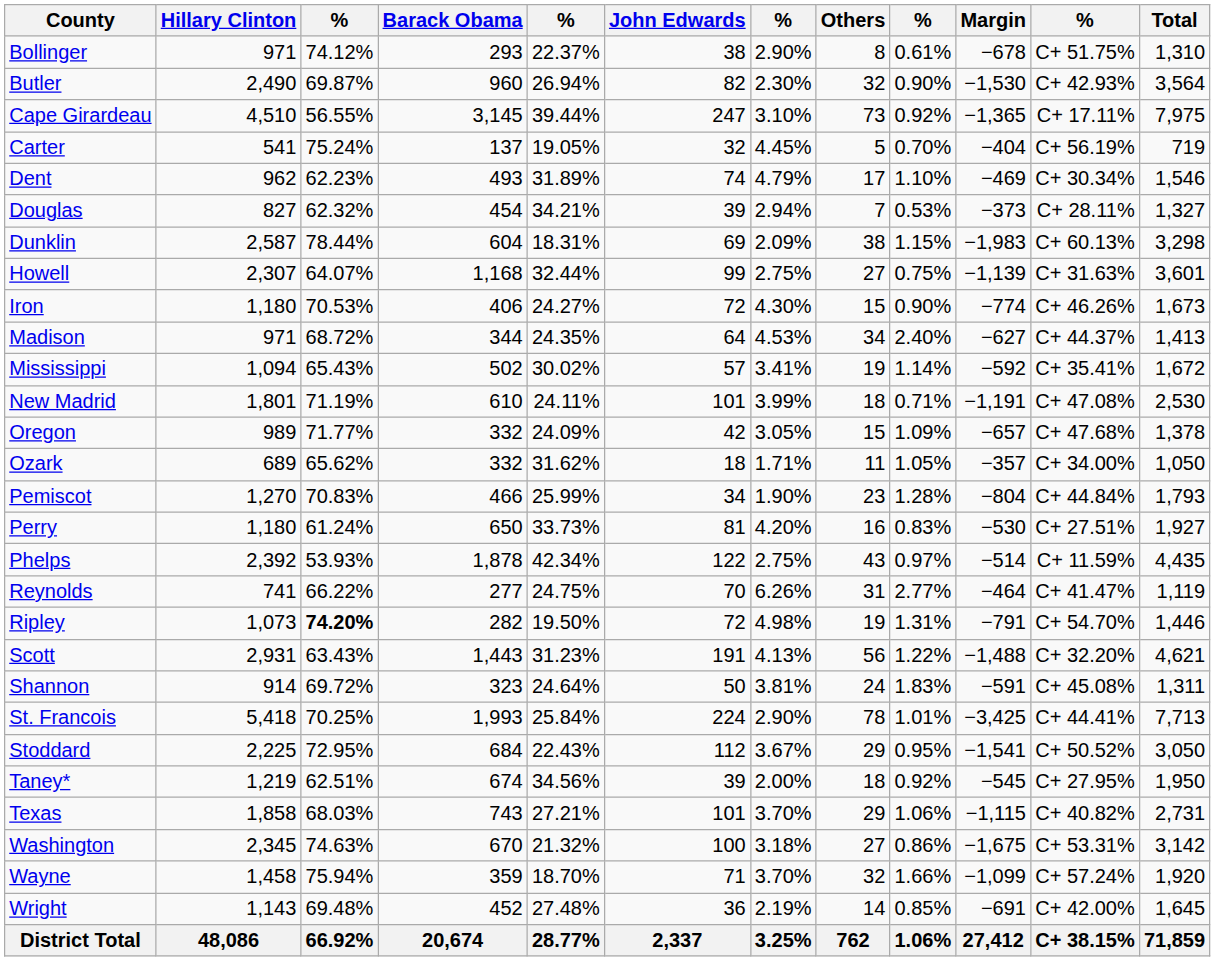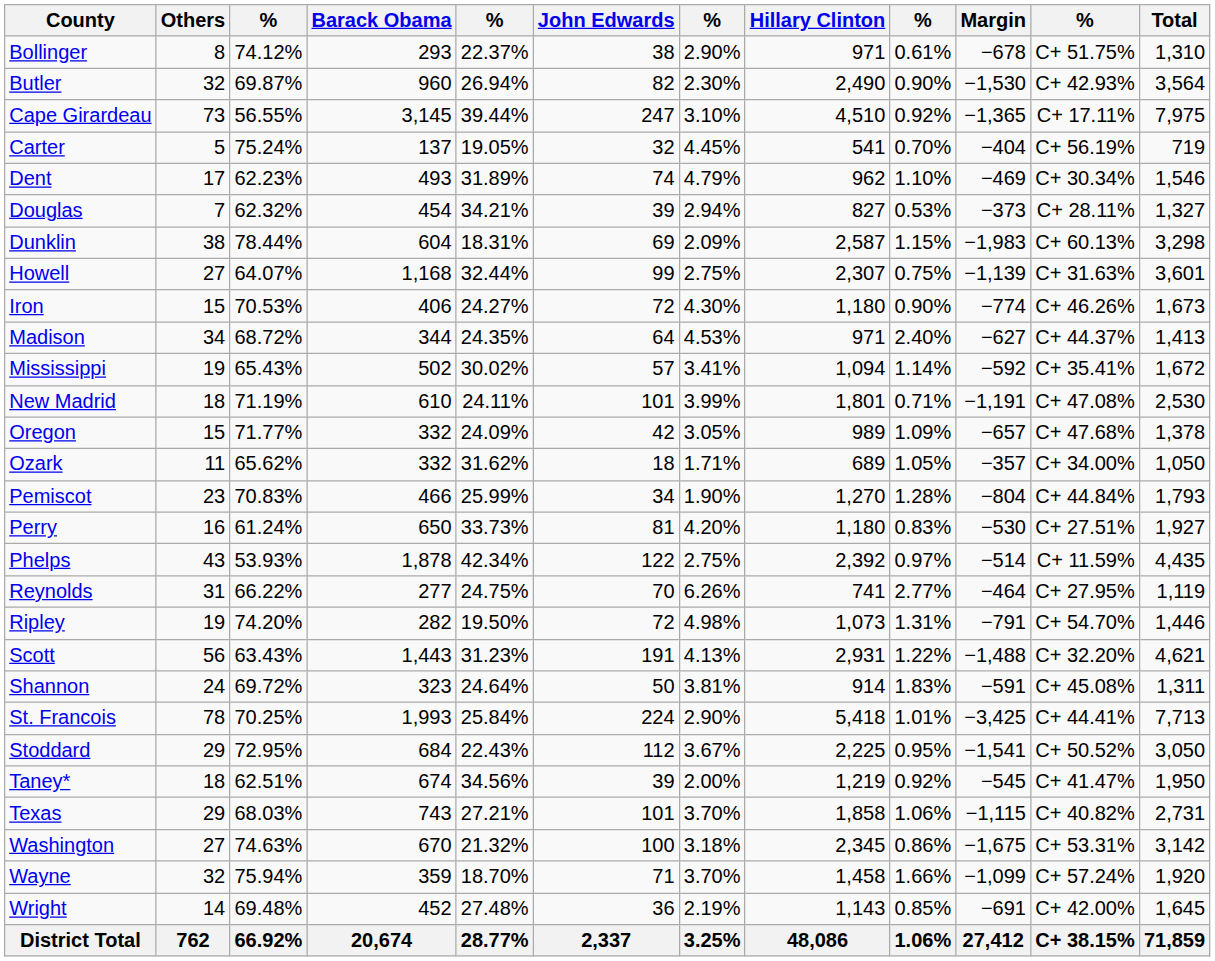columns swapped: (229, 20) <-> (853, 20)
(1085, 591) C+ 41.47% -> (1085, 591) C+ 27.95%
(339, 623) bold -> (268, 623) normal
(1085, 781) C+ 27.95% -> (1085, 781) C+ 41.47%
